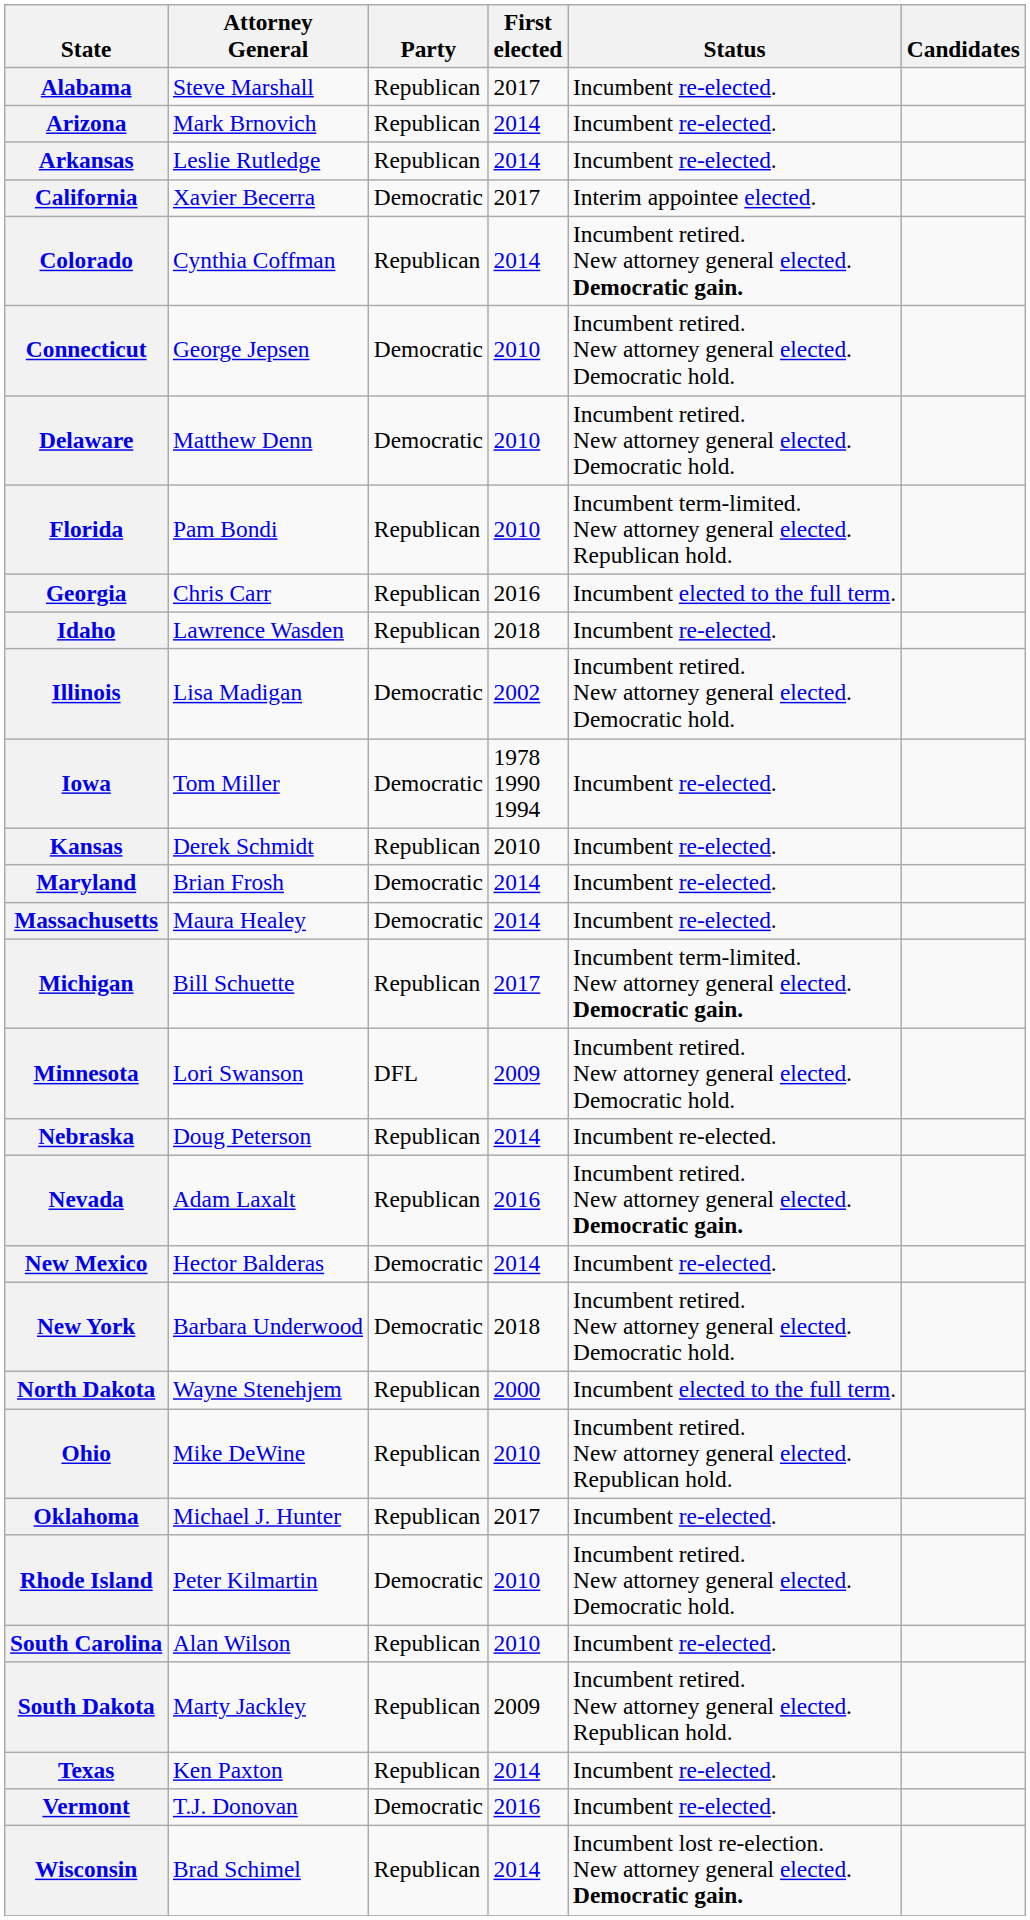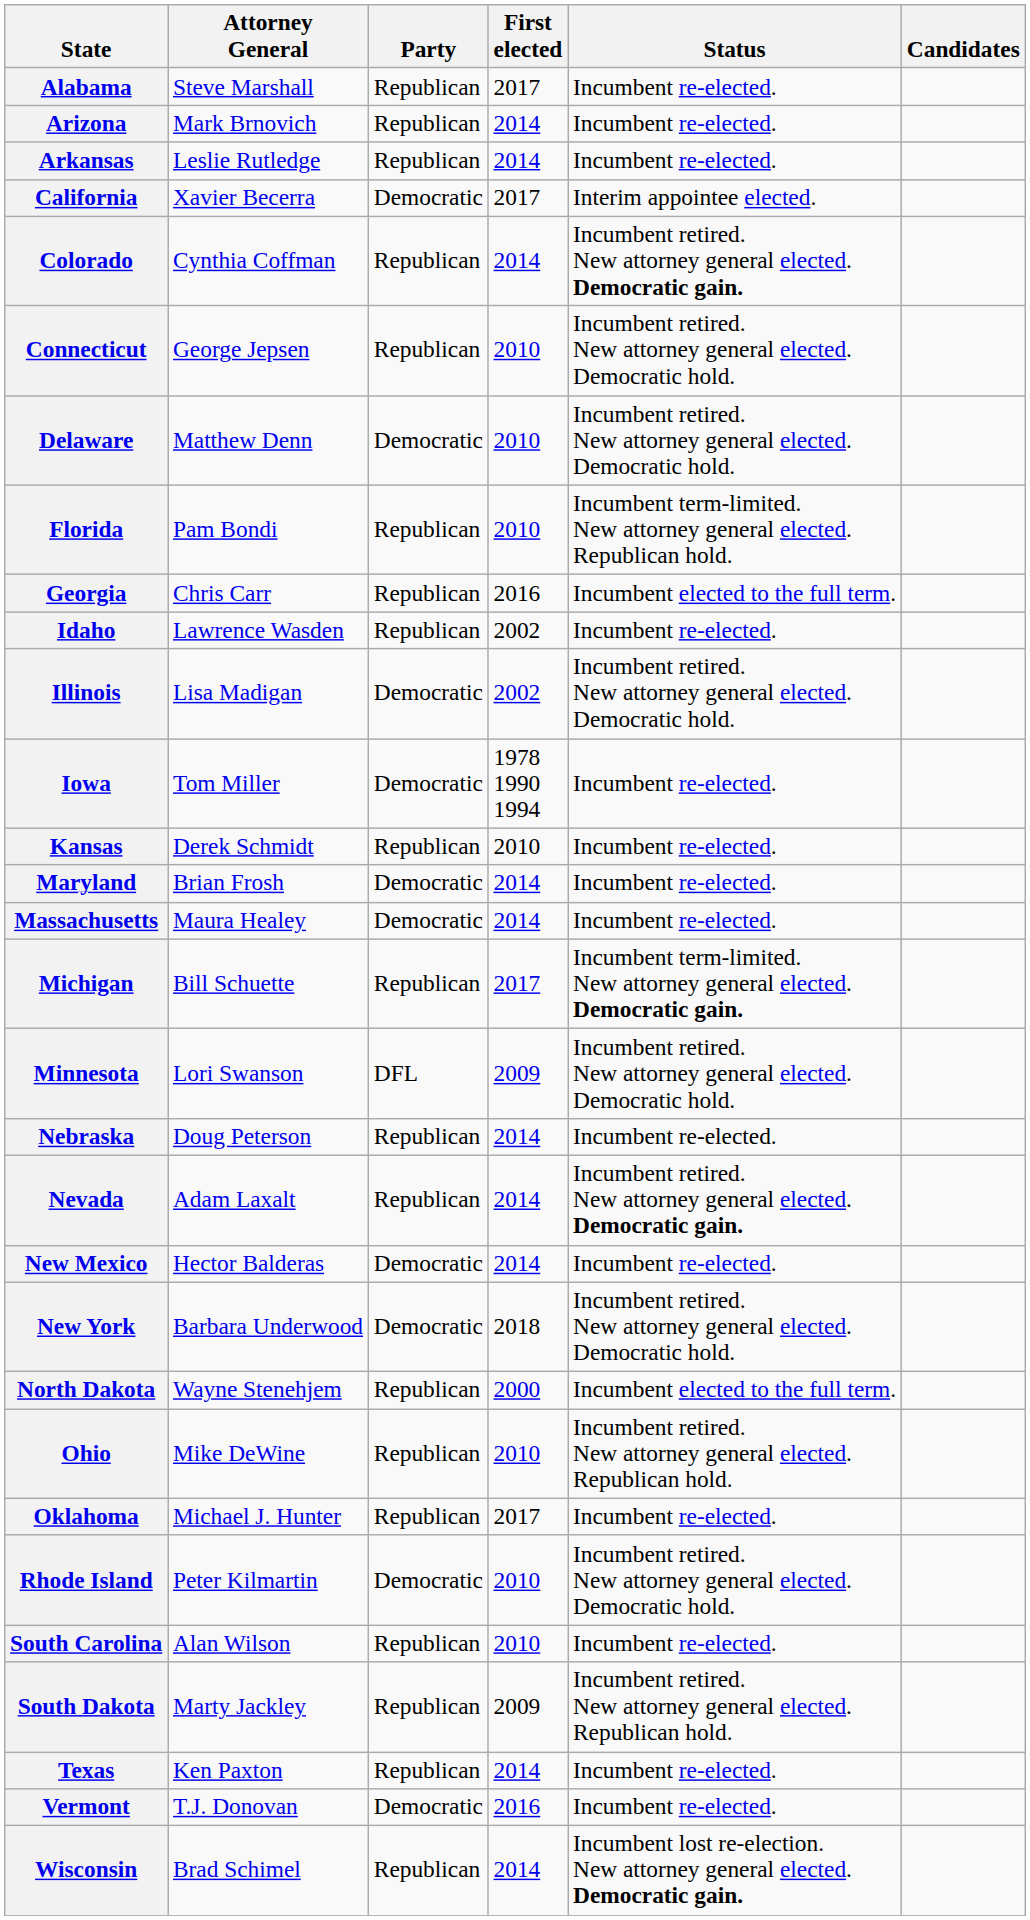(428, 350) Democratic -> (427, 350) Republican
(517, 630) 2018 -> (517, 630) 2002
(517, 1199) 2016 -> (517, 1199) 2014
